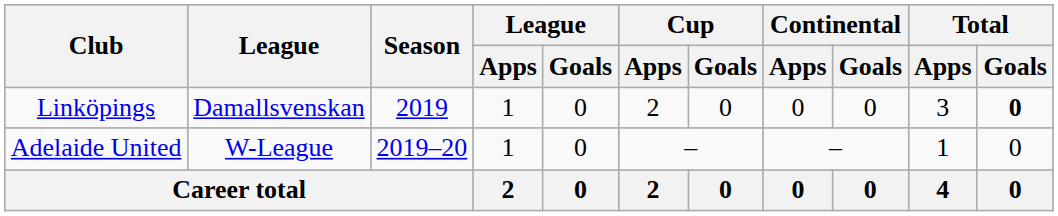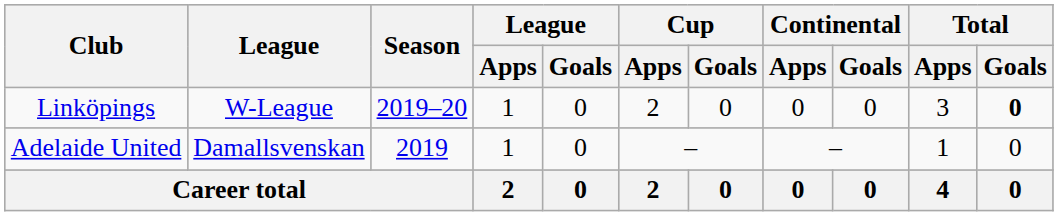(279, 107) Damallsvenskan -> (279, 107) W-League
(422, 107) 2019 -> (422, 107) 2019–20
(279, 148) W-League -> (279, 148) Damallsvenskan
(422, 148) 2019–20 -> (422, 148) 2019
